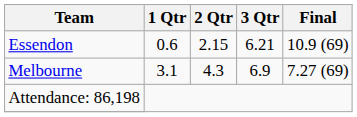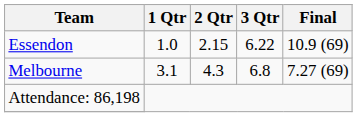(167, 44) 0.6 -> (167, 44) 1.0
(260, 44) 6.21 -> (260, 44) 6.22
(260, 71) 6.9 -> (260, 71) 6.8
